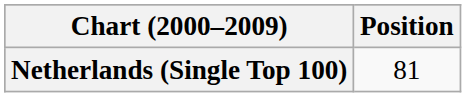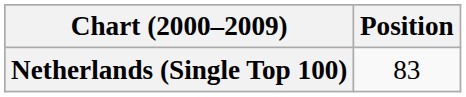(407, 69) 81 -> (407, 69) 83
